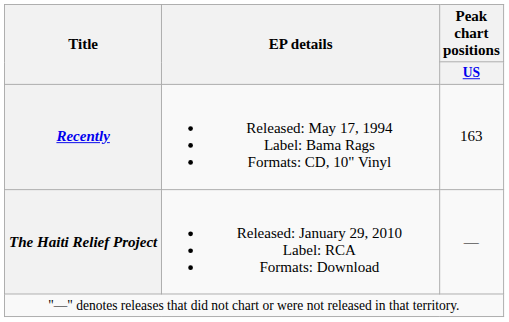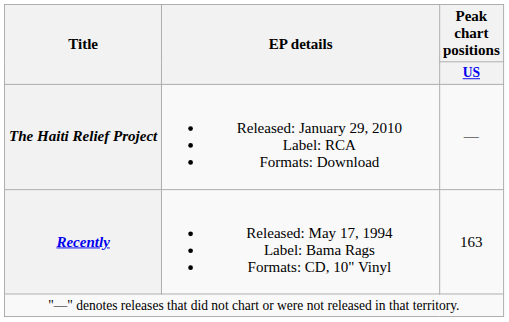rows swapped: (83, 136) <-> (83, 241)
